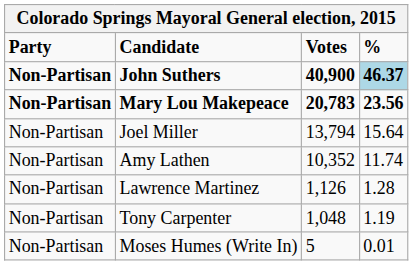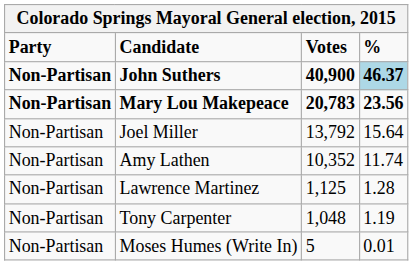(330, 132) 13,794 -> (330, 132) 13,792
(326, 189) 1,126 -> (326, 189) 1,125
